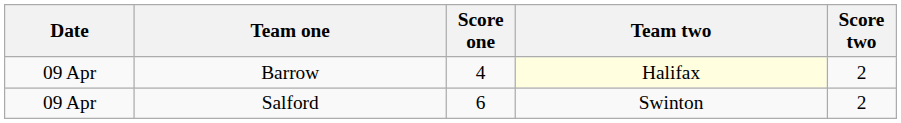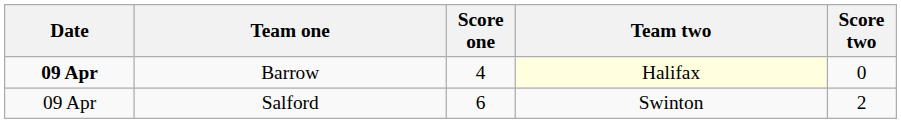(70, 72) normal -> (70, 72) bold
(862, 72) 2 -> (862, 72) 0
